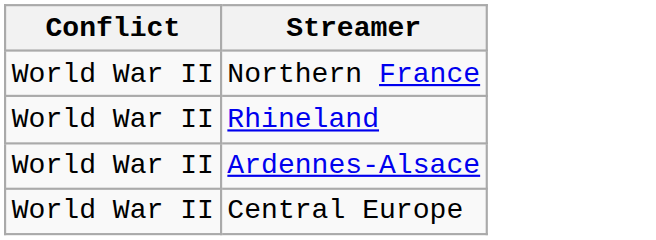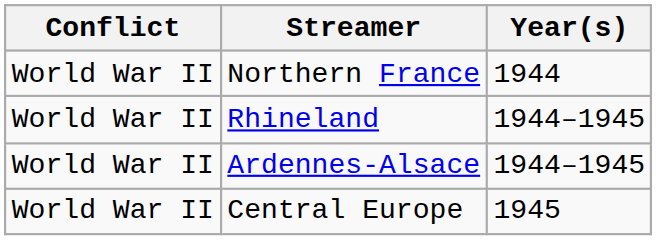+ column: (569, 28)
